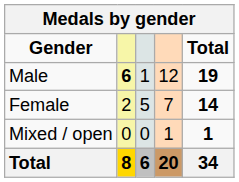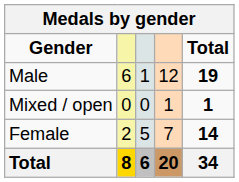(126, 77) bold -> (126, 77) normal
rows swapped: (39, 105) <-> (61, 134)
